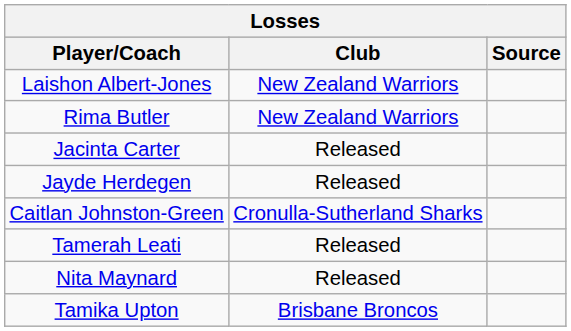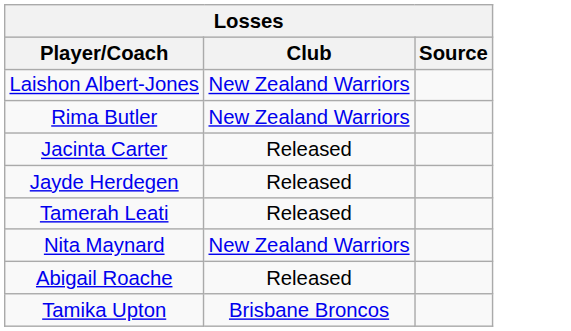- row: (117, 214)
(358, 278) Released -> (309, 246) New Zealand Warriors
+ row: (104, 278)
